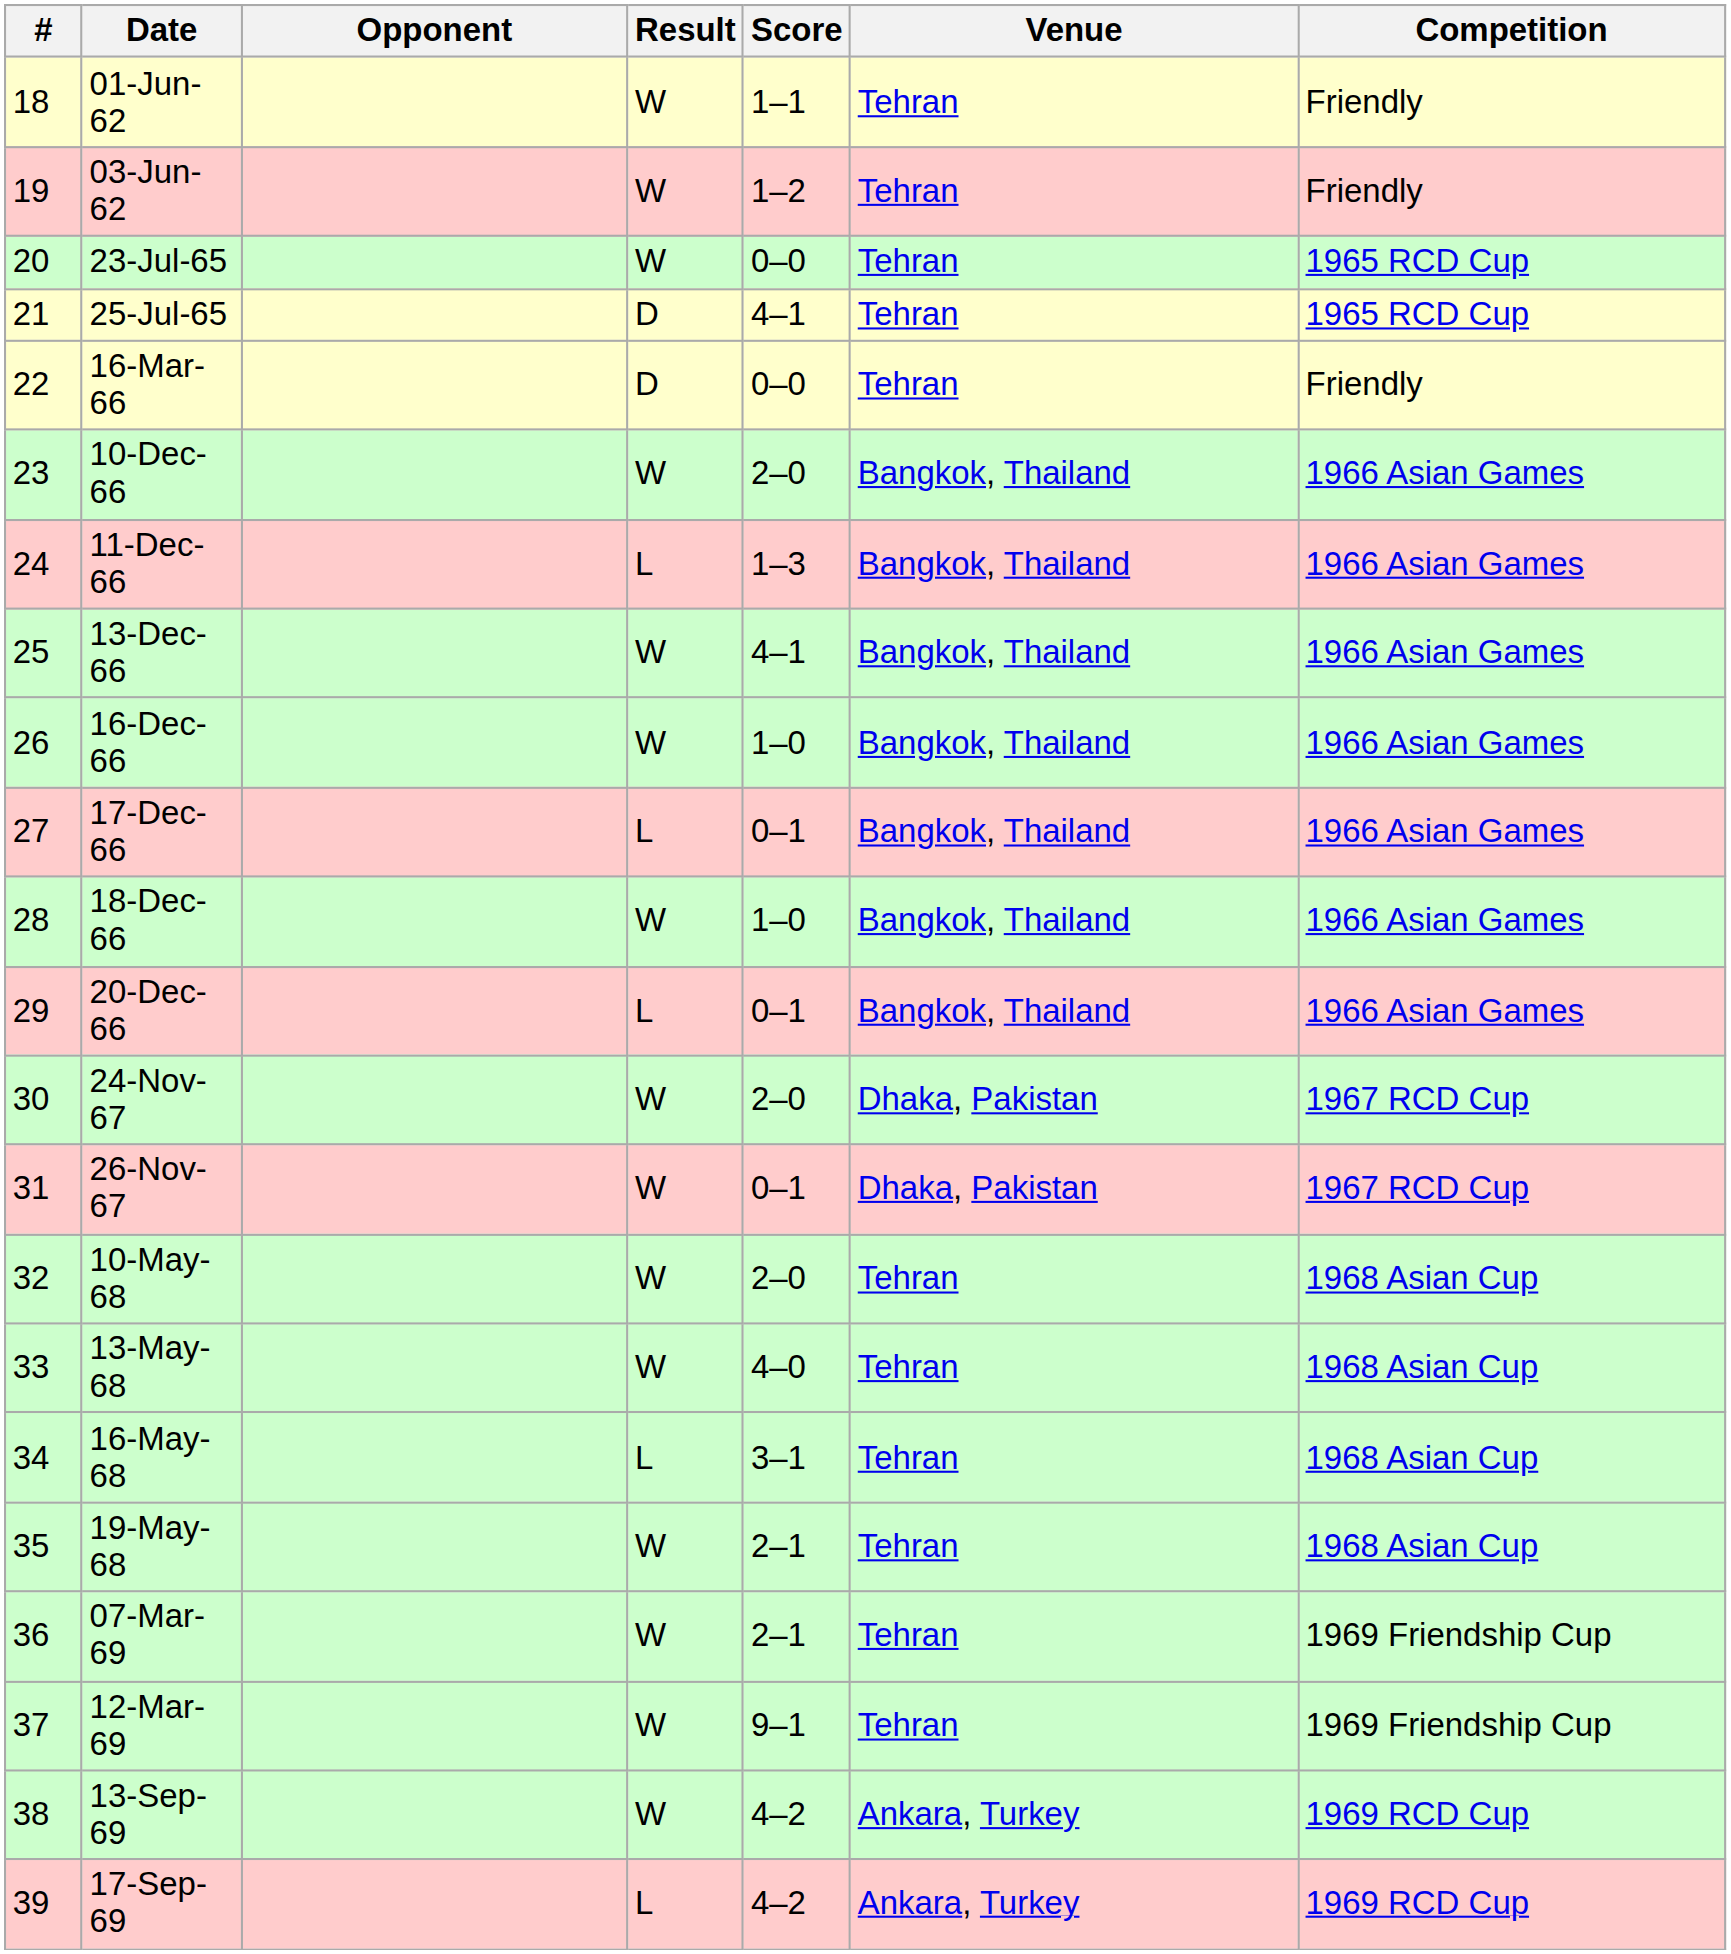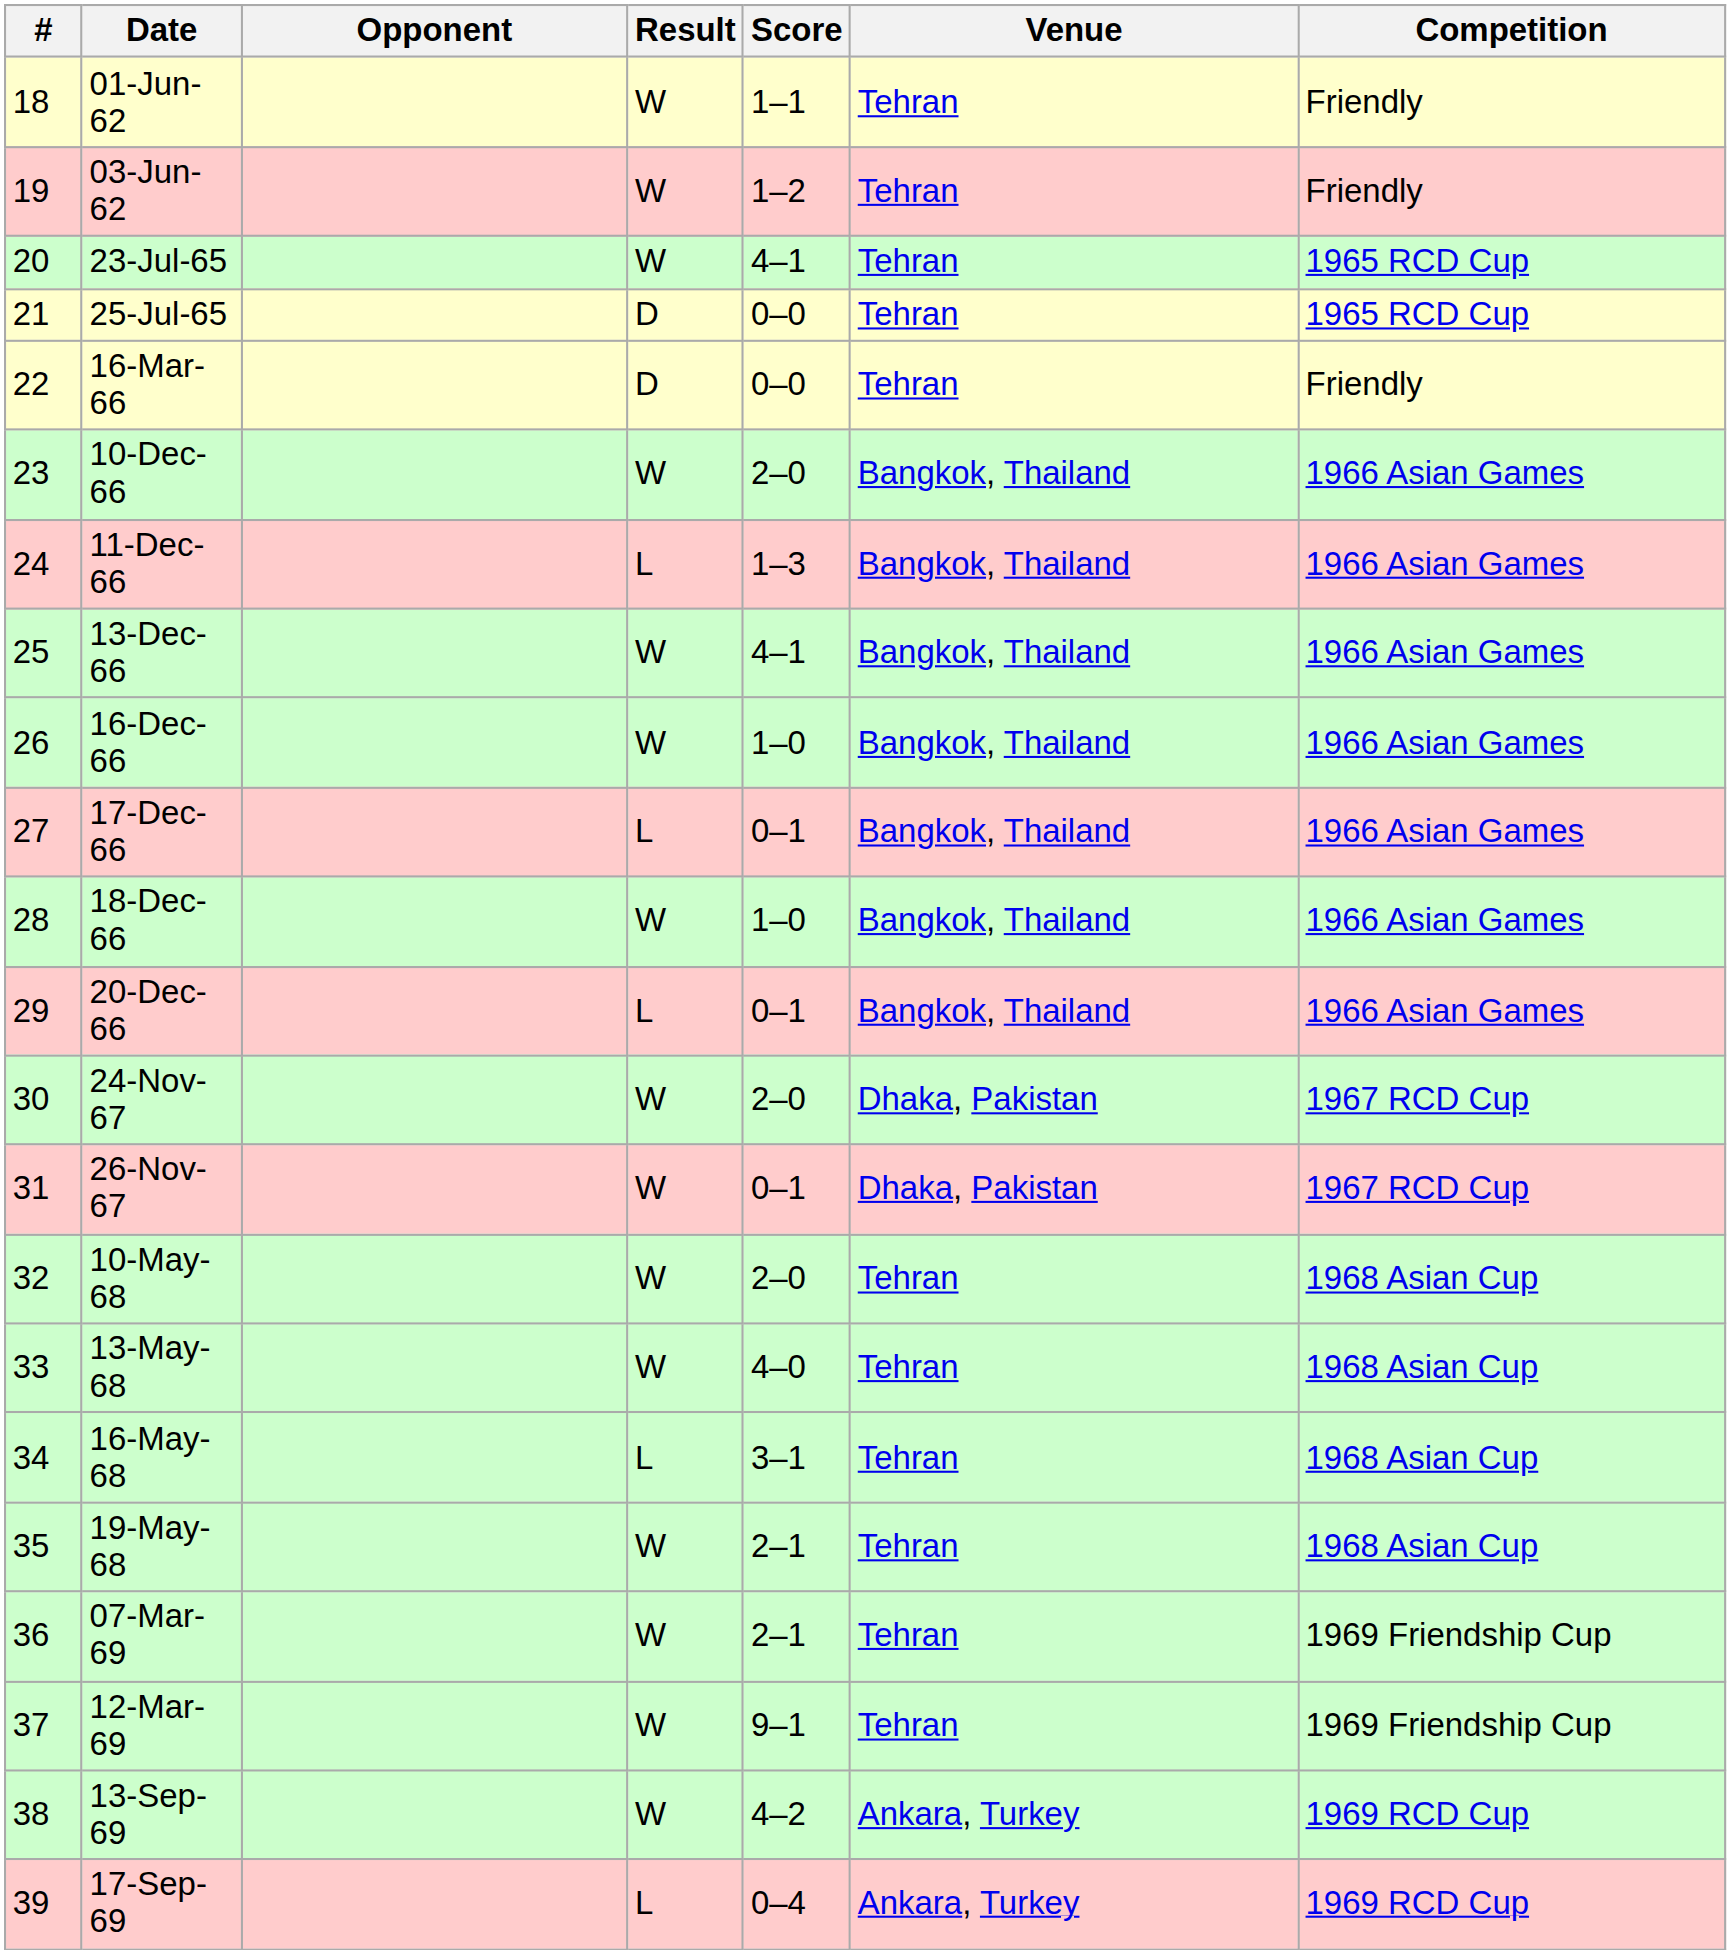(778, 261) 0–0 -> (778, 261) 4–1
(778, 313) 4–1 -> (778, 313) 0–0
(778, 1903) 4–2 -> (778, 1903) 0–4
